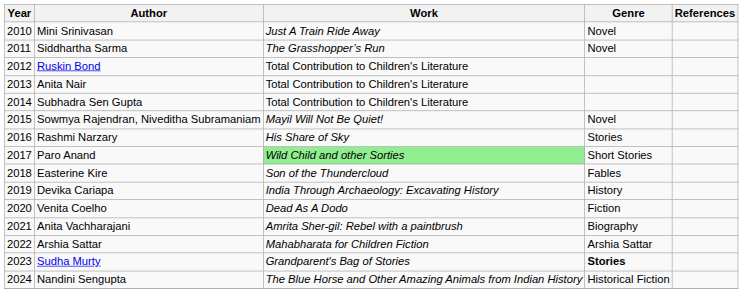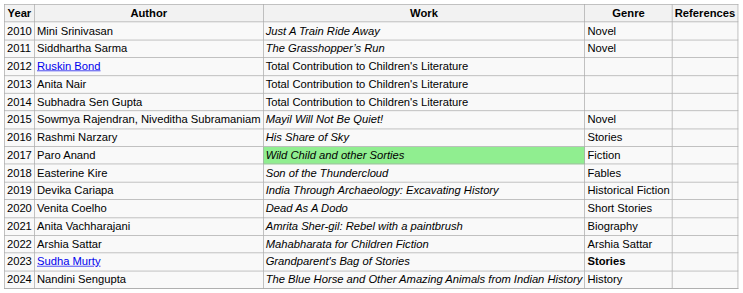(620, 155) Short Stories -> (604, 155) Fiction
(605, 191) History -> (629, 191) Historical Fiction
(604, 208) Fiction -> (620, 208) Short Stories
(629, 279) Historical Fiction -> (605, 279) History
